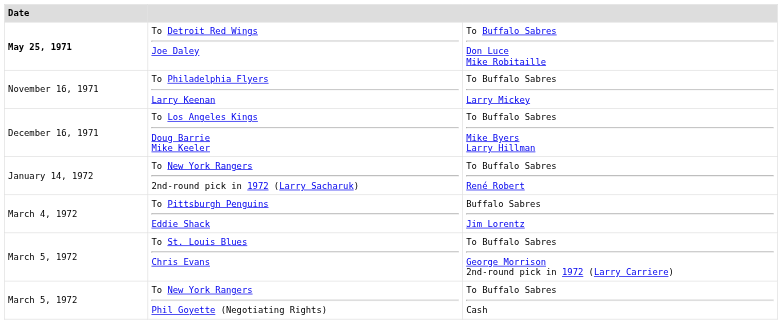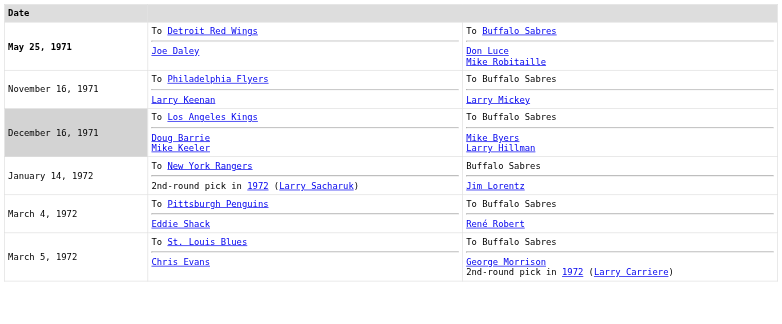(53, 133) no background -> (53, 133) lightgrey background
(620, 176) To Buffalo Sabres René Robert -> (620, 176) Buffalo Sabres Jim Lorentz
(620, 214) Buffalo Sabres Jim Lorentz -> (620, 214) To Buffalo Sabres René Robert
- row: (305, 300)
